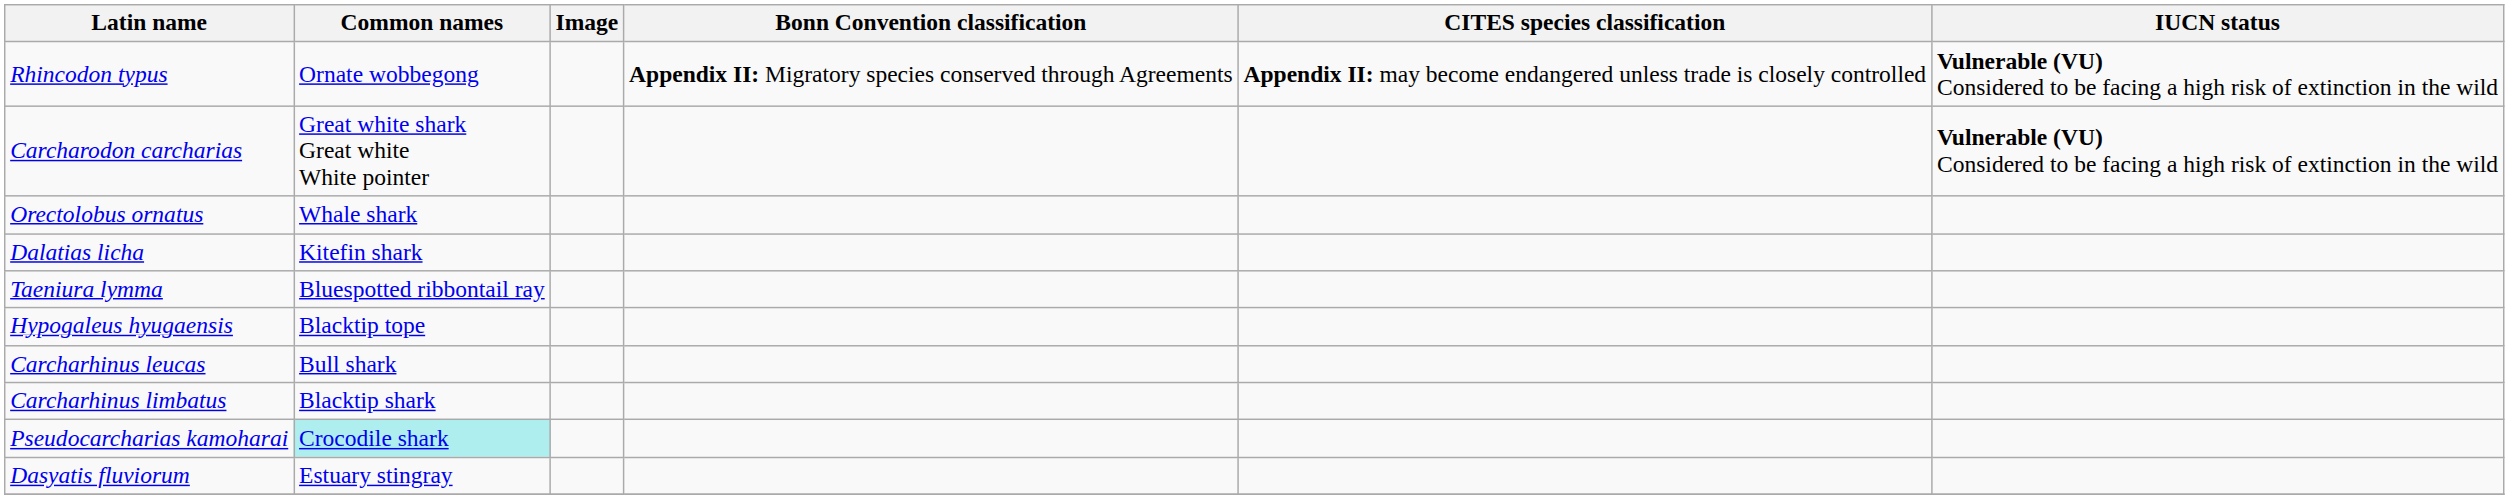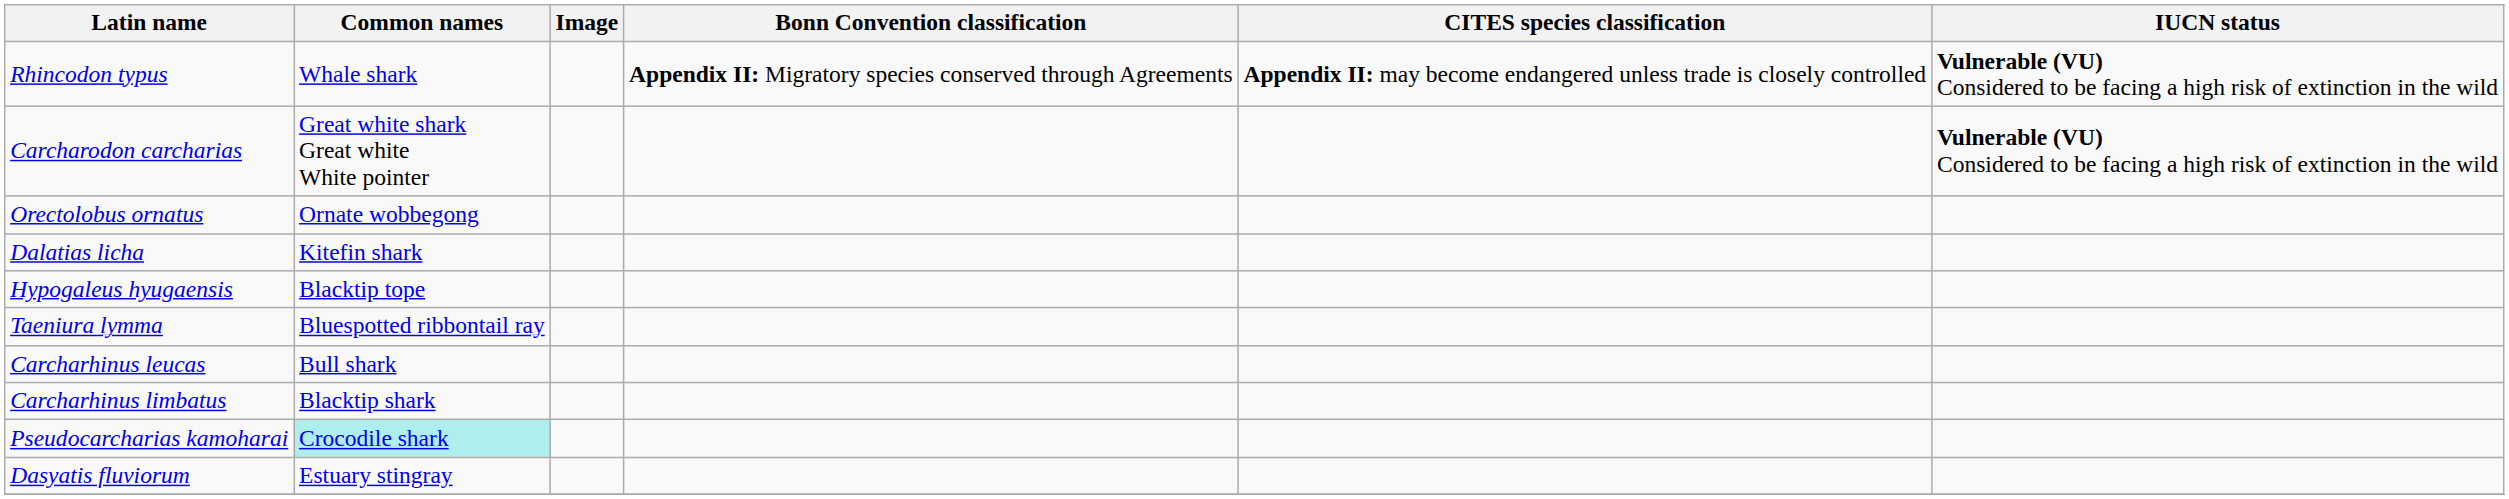(389, 73) Ornate wobbegong -> (358, 73) Whale shark
(358, 214) Whale shark -> (389, 214) Ornate wobbegong
rows swapped: (122, 326) <-> (86, 289)
